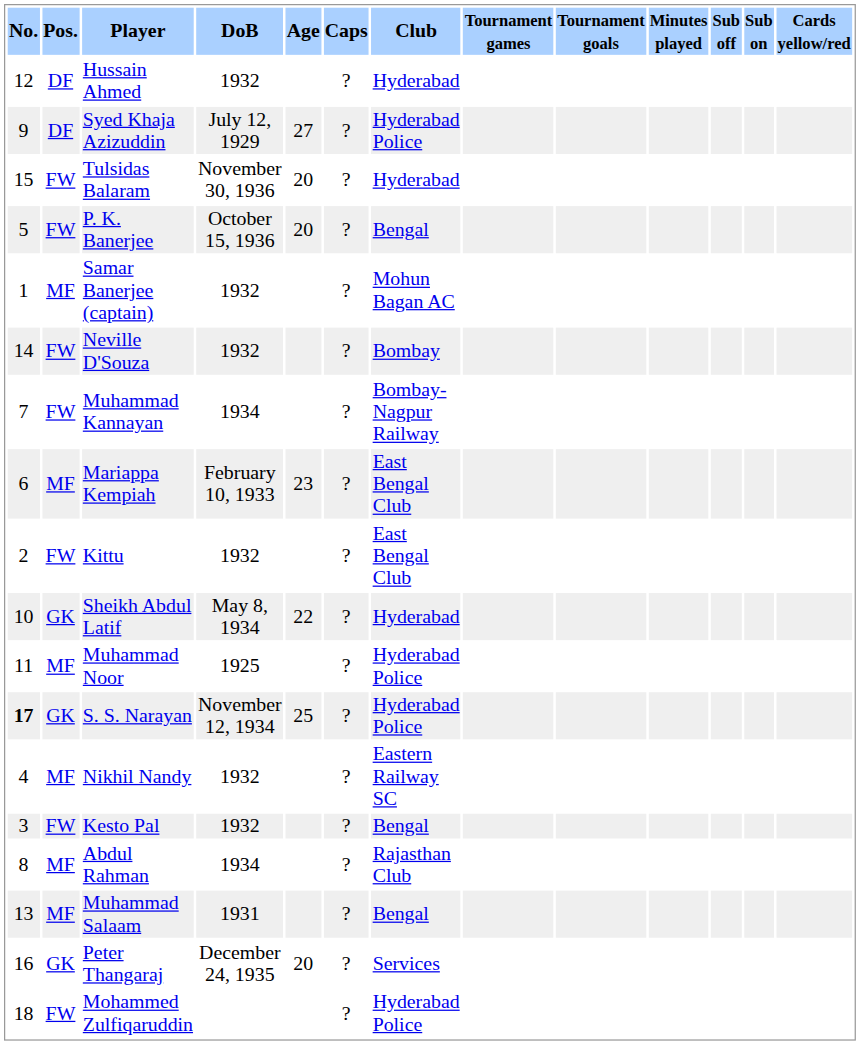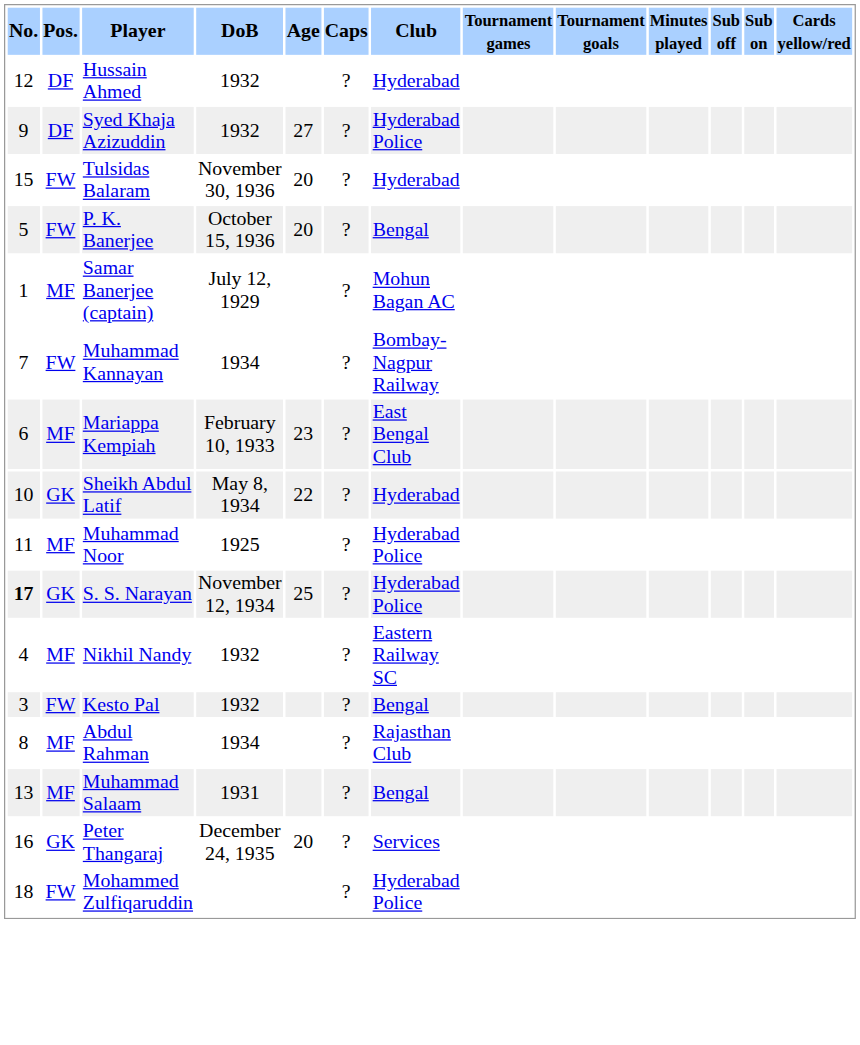(240, 130) July 12, 1929 -> (240, 130) 1932
(240, 290) 1932 -> (240, 290) July 12, 1929
- row: (116, 351)
- row: (103, 555)
